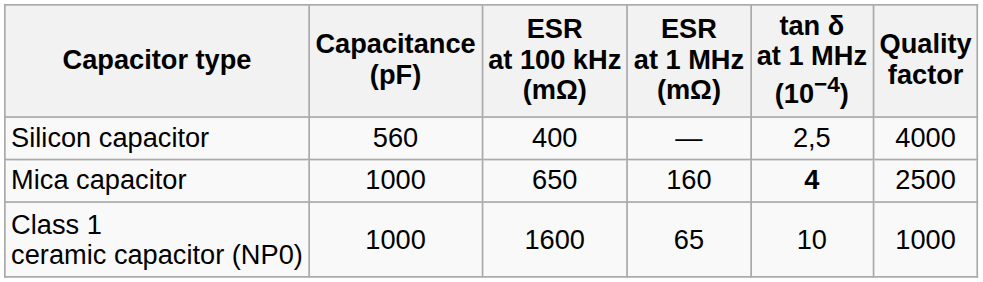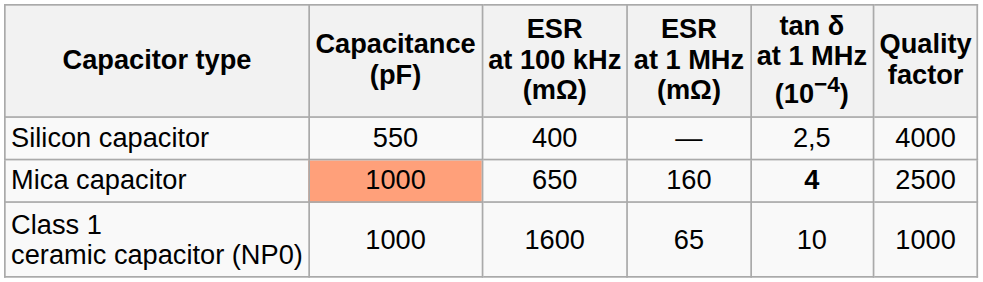(396, 137) 560 -> (396, 137) 550
(396, 180) no background -> (396, 180) lightsalmon background
